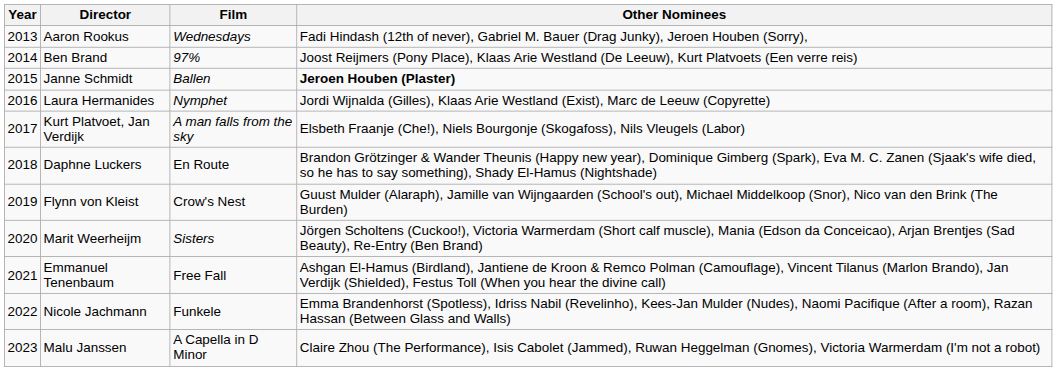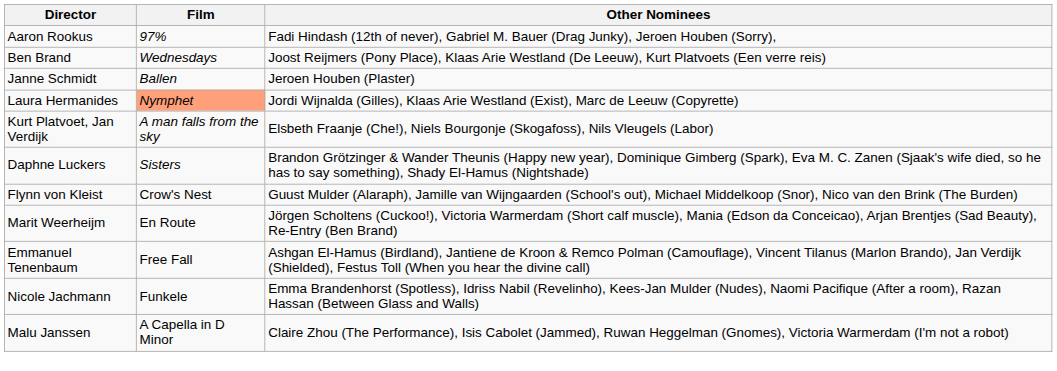- column: (22, 15)
(212, 36) Wednesdays -> (153, 36) 97%
(187, 57) 97% -> (178, 57) Wednesdays
(377, 79) bold -> (341, 79) normal
(200, 100) no background -> (166, 100) lightsalmon background
(201, 165) En Route -> (160, 165) Sisters
(194, 238) Sisters -> (168, 223) En Route
